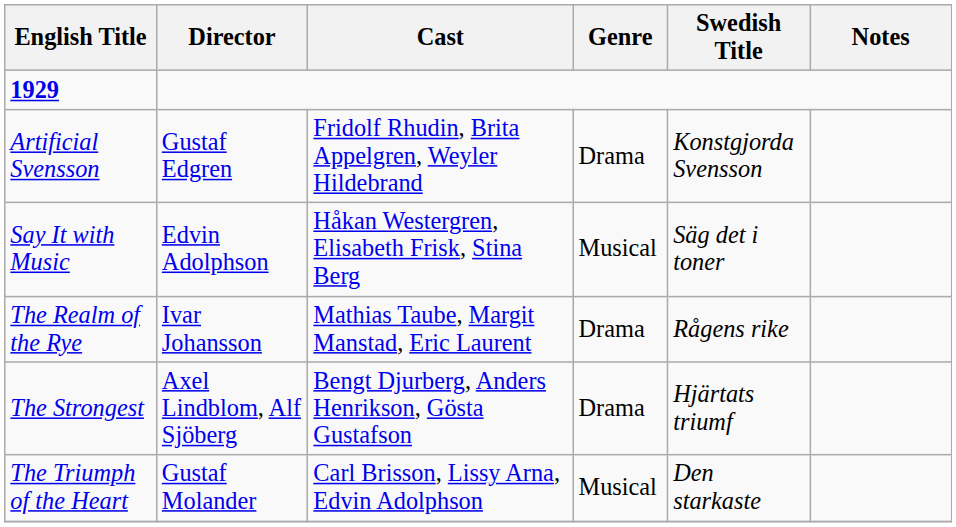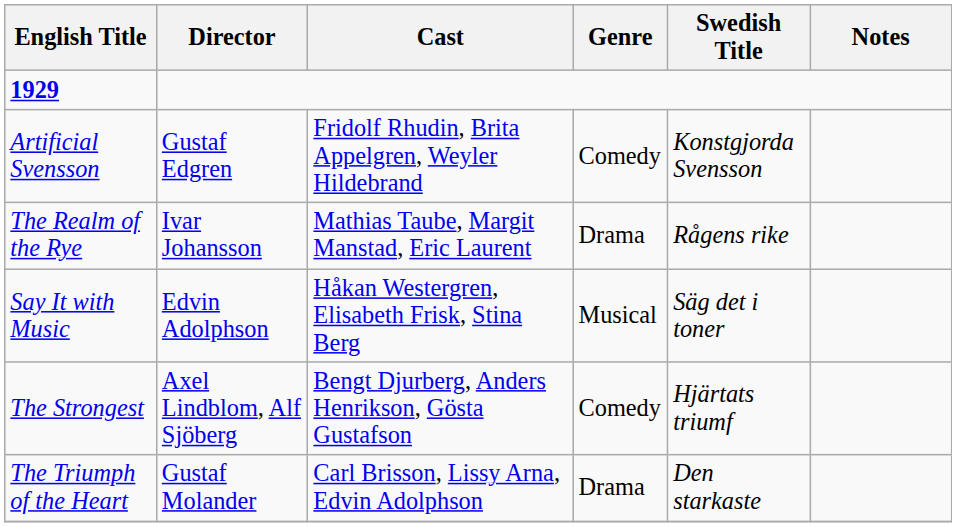(612, 155) Drama -> (620, 155) Comedy
rows swapped: (75, 328) <-> (62, 248)
(612, 408) Drama -> (620, 408) Comedy
(618, 487) Musical -> (612, 487) Drama
